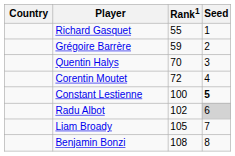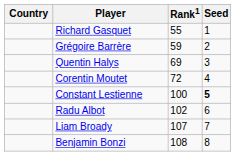(176, 63) 70 -> (176, 63) 69
(207, 111) lightgrey background -> (207, 111) no background
(179, 127) 105 -> (179, 127) 107
